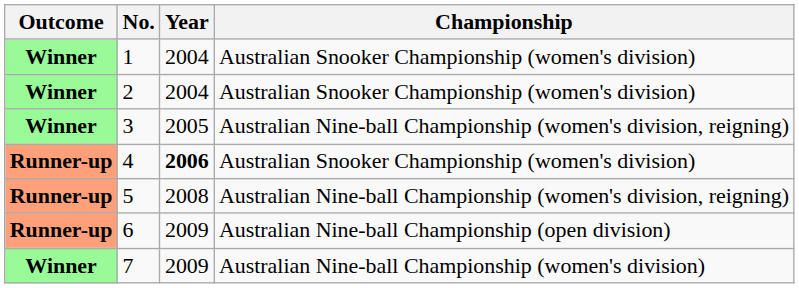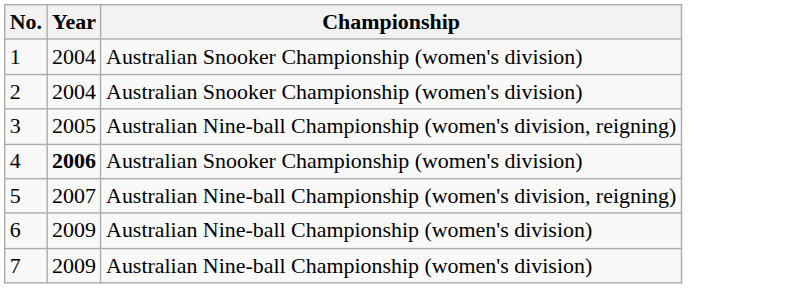- column: (61, 21)
(187, 195) 2008 -> (74, 195) 2007
(445, 230) Australian Nine-ball Championship (open division) -> (349, 230) Australian Nine-ball Championship (women's division)
